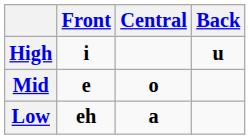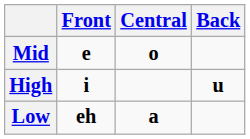rows swapped: (31, 52) <-> (31, 85)
